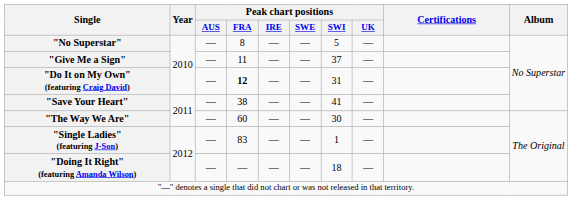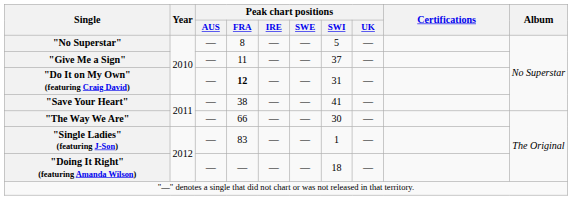(242, 118) 60 -> (242, 118) 66
